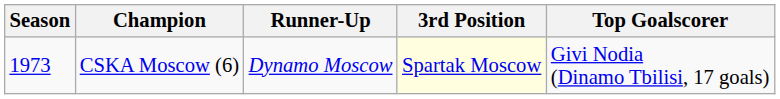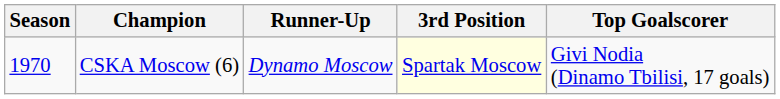(30, 65) 1973 -> (30, 65) 1970
